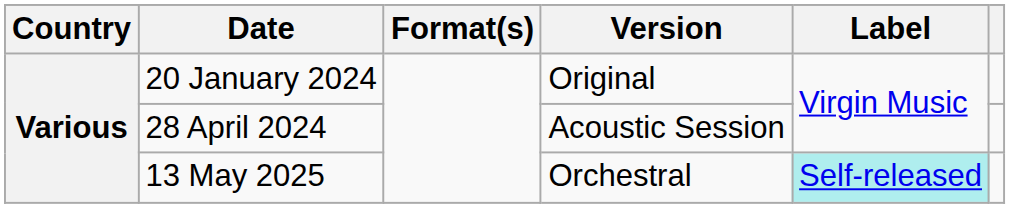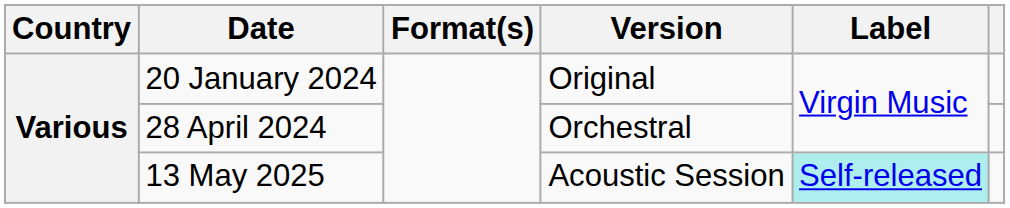(667, 127) Acoustic Session -> (620, 127) Orchestral
(620, 176) Orchestral -> (667, 176) Acoustic Session
